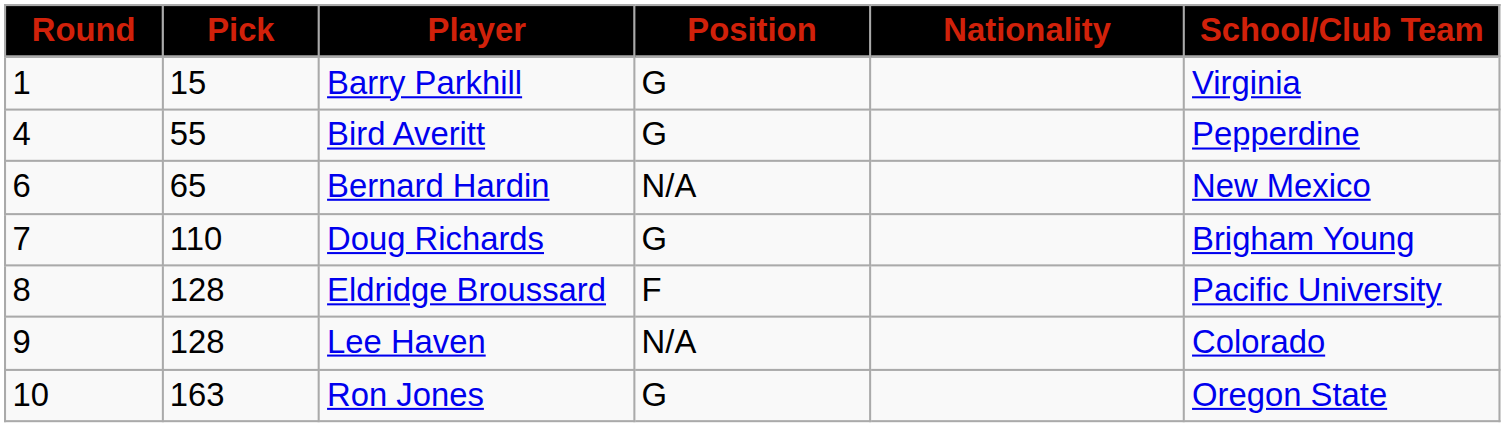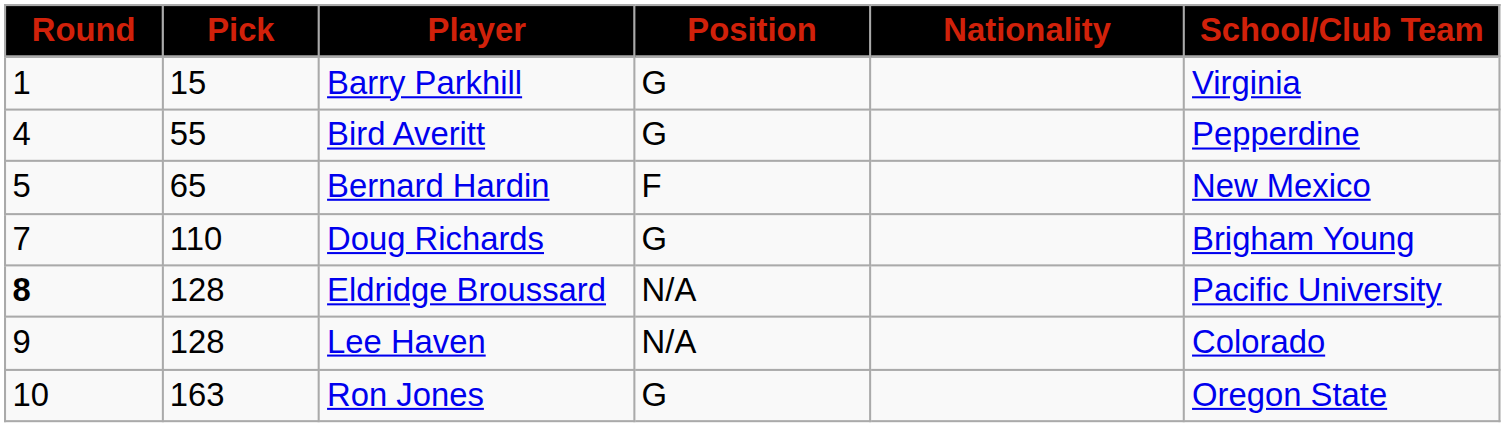(22, 186) 6 -> (22, 186) 5
(669, 186) N/A -> (652, 186) F
(22, 290) normal -> (22, 290) bold
(652, 290) F -> (669, 290) N/A
